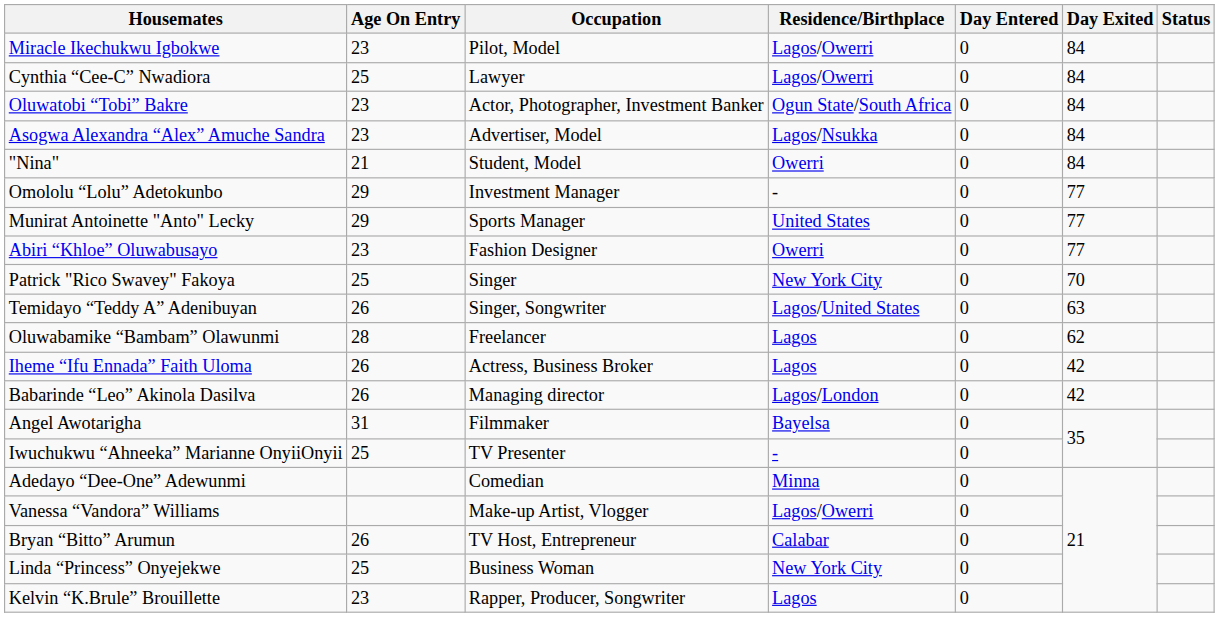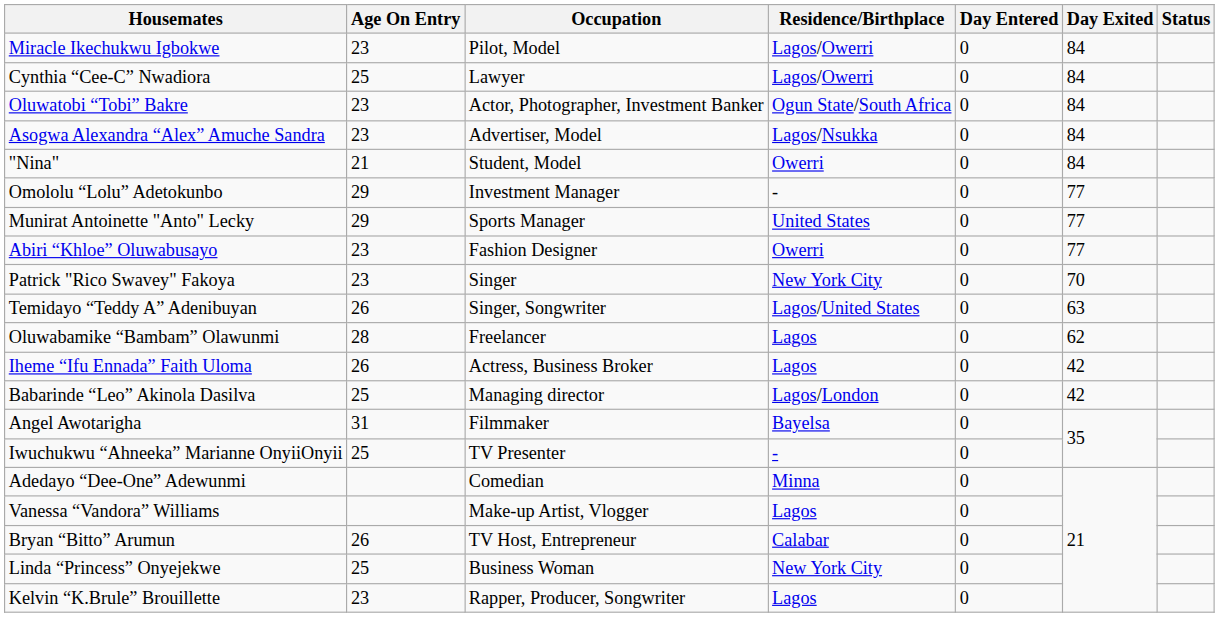(360, 279) 25 -> (360, 279) 23
(360, 395) 26 -> (360, 395) 25
(823, 510) Lagos/Owerri -> (794, 510) Lagos
